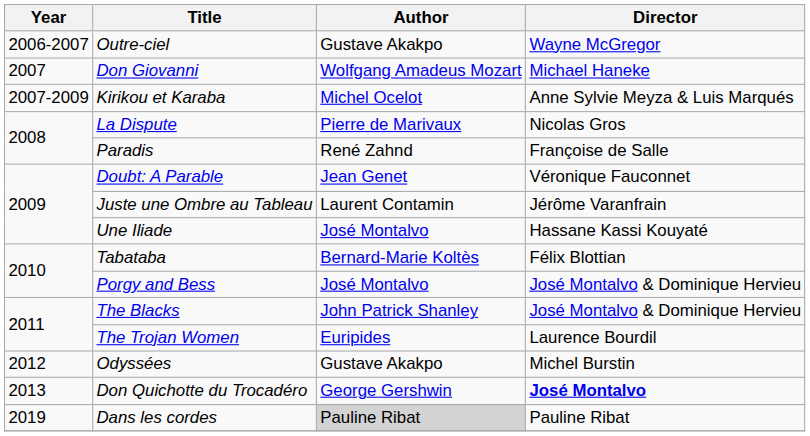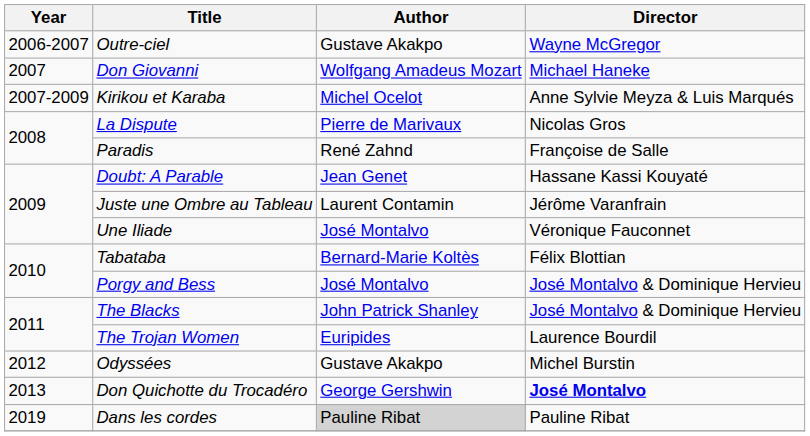(610, 177) Véronique Fauconnet -> (619, 177) Hassane Kassi Kouyaté
(619, 230) Hassane Kassi Kouyaté -> (610, 230) Véronique Fauconnet
